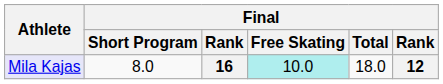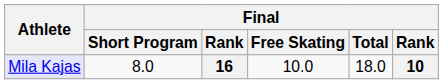(298, 67) paleturquoise background -> (298, 67) no background
(415, 67) 12 -> (415, 67) 10
